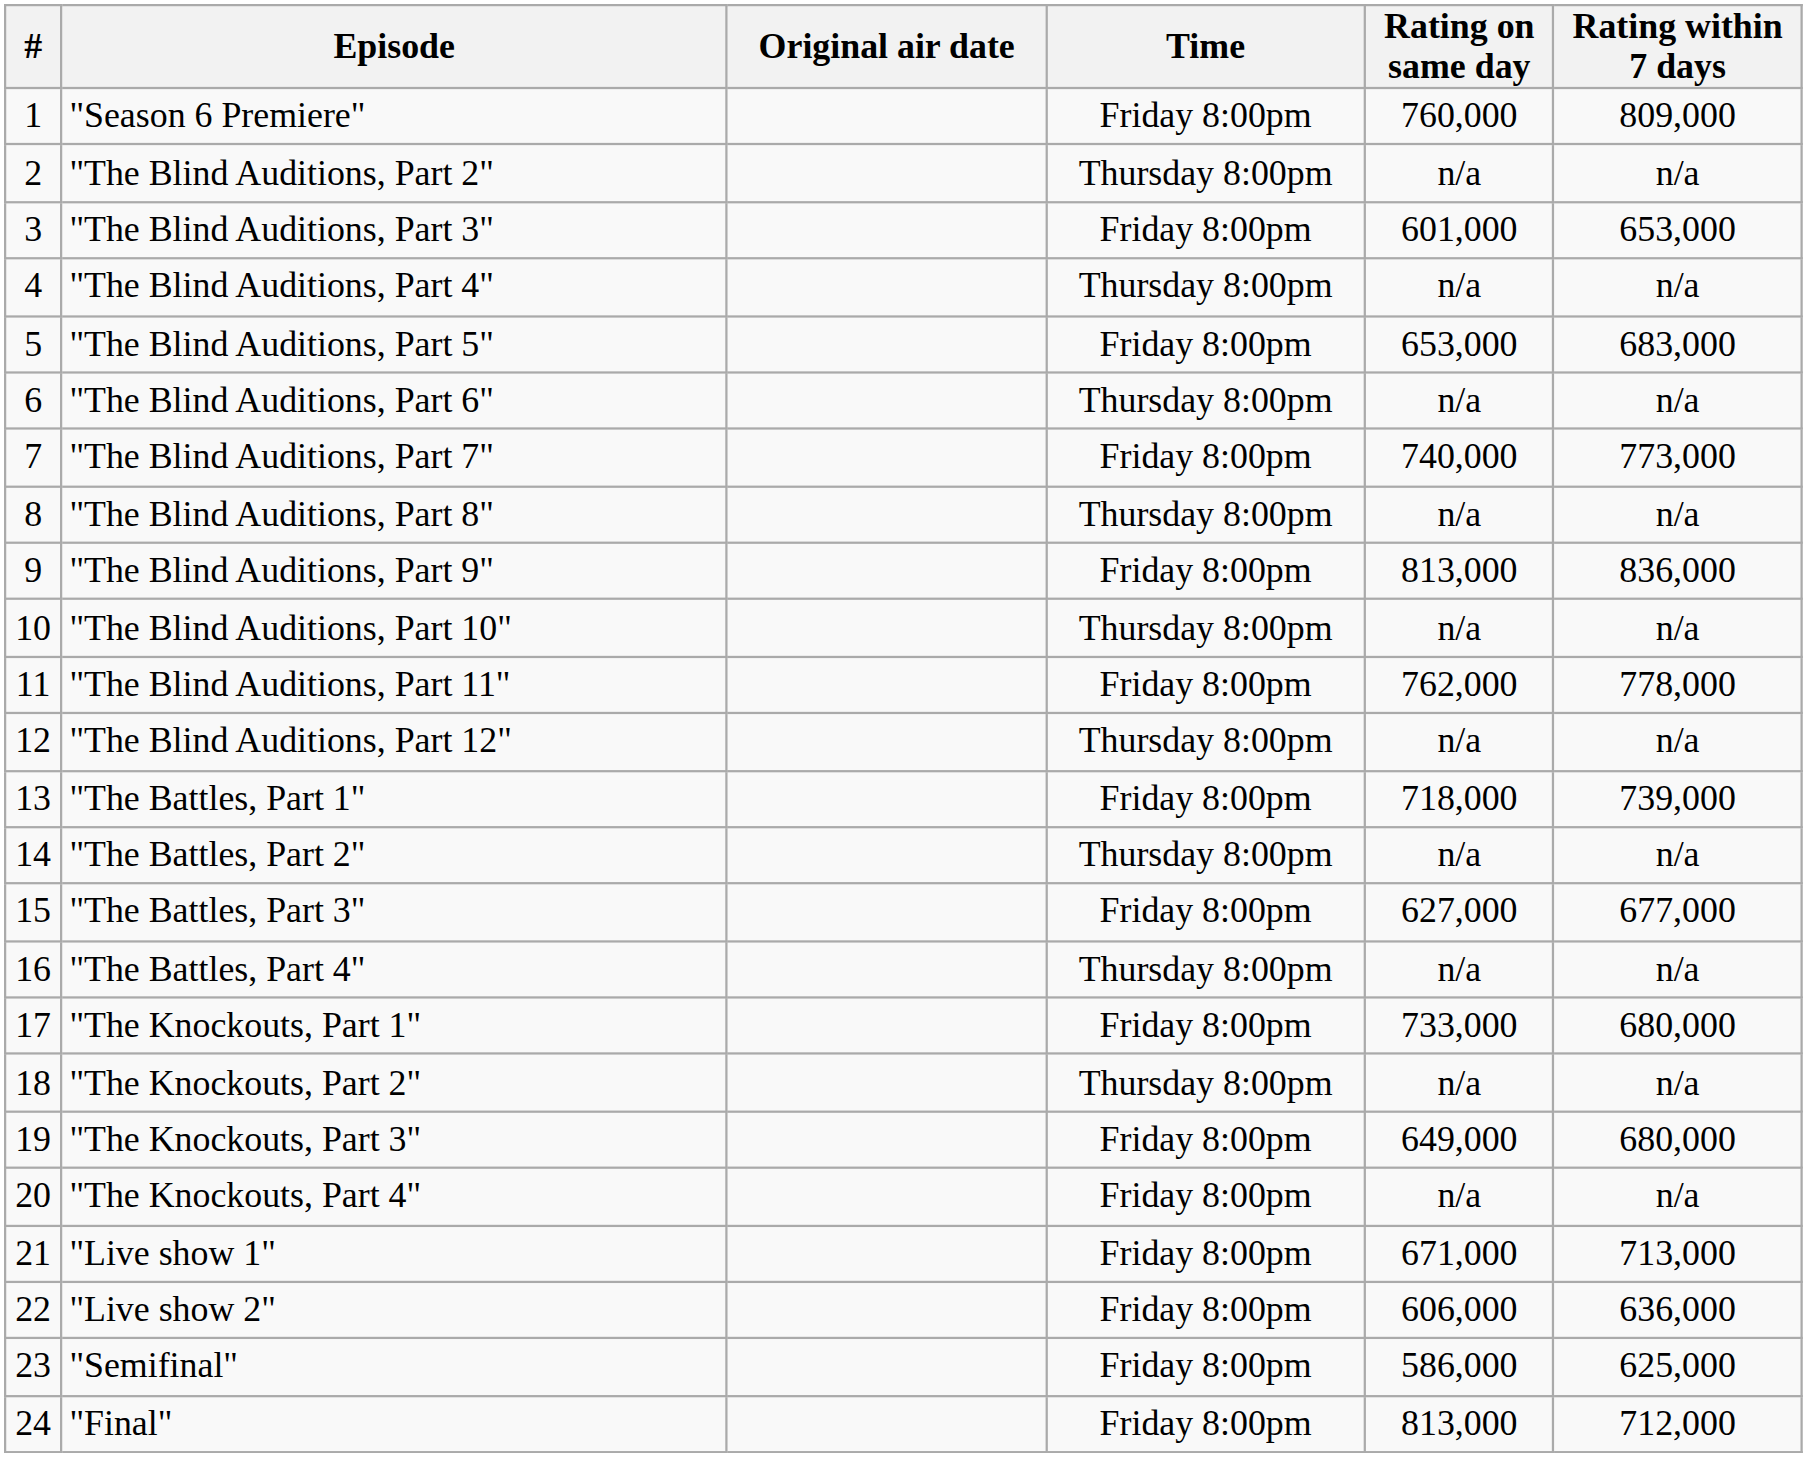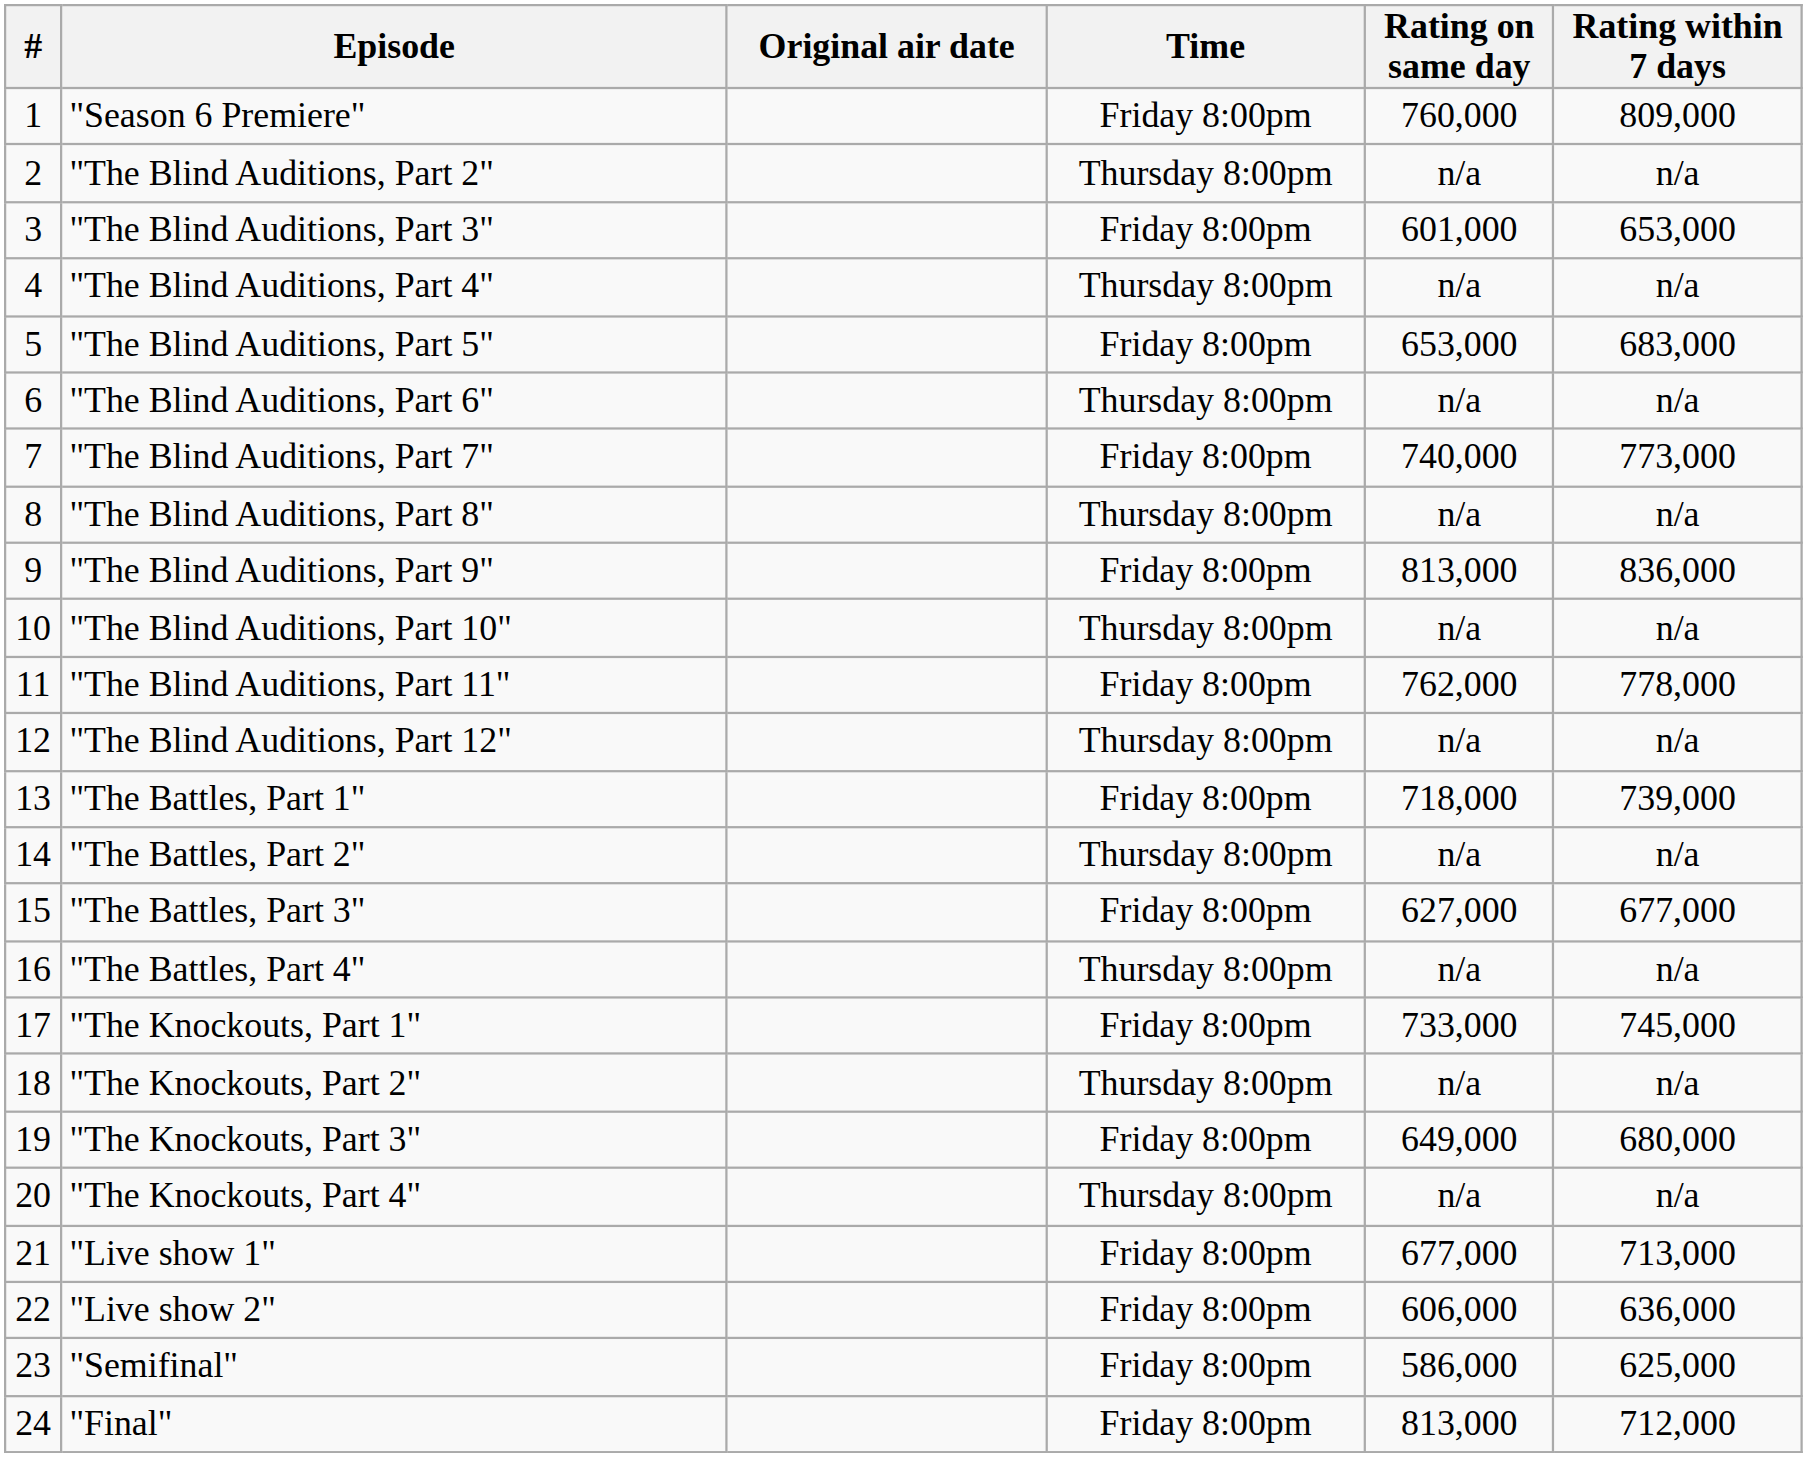(1678, 1025) 680,000 -> (1678, 1025) 745,000
(1206, 1195) Friday 8:00pm -> (1206, 1195) Thursday 8:00pm
(1459, 1252) 671,000 -> (1459, 1252) 677,000
